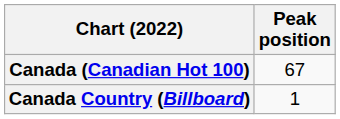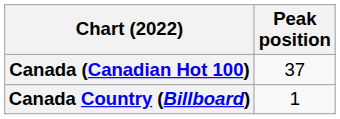(295, 69) 67 -> (295, 69) 37
